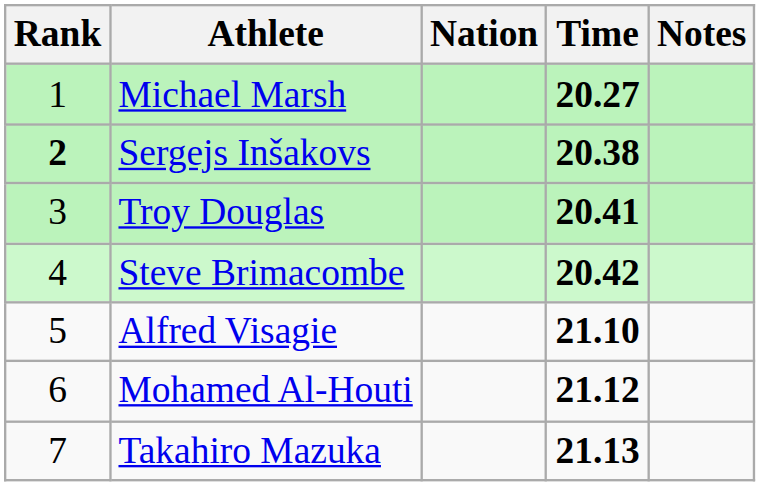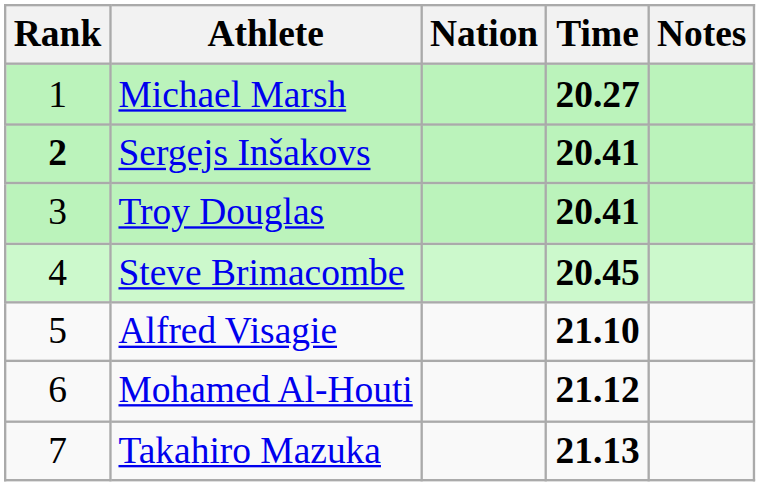(598, 152) 20.38 -> (598, 152) 20.41
(598, 271) 20.42 -> (598, 271) 20.45
